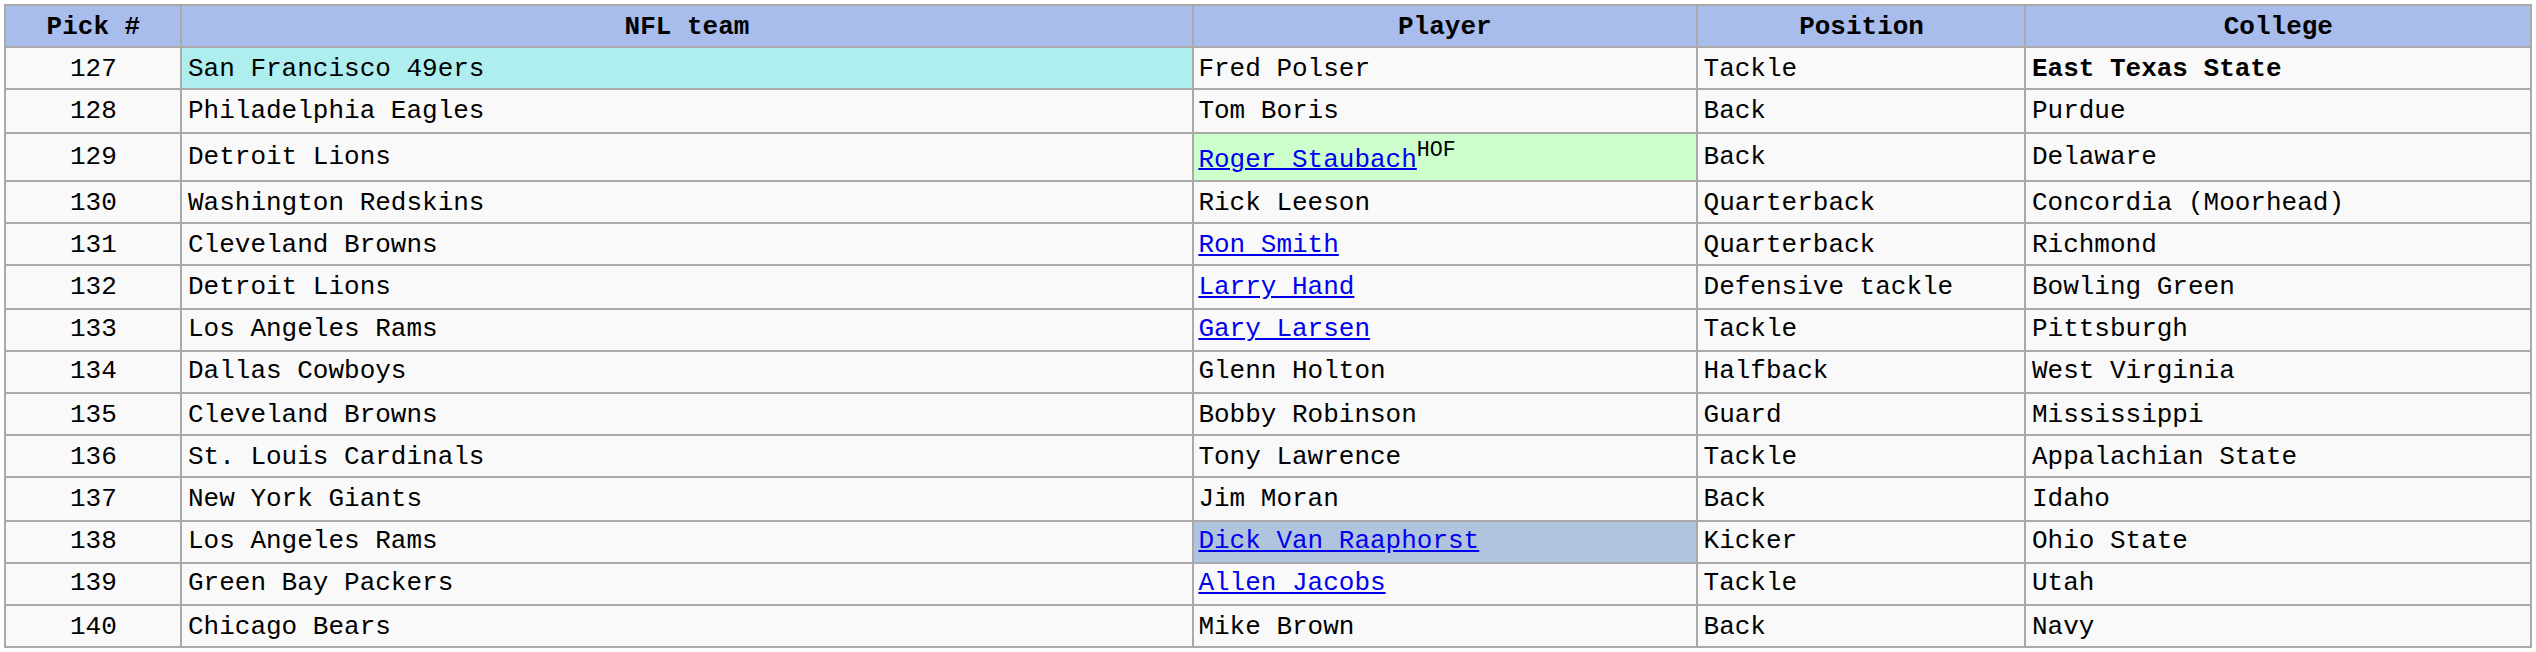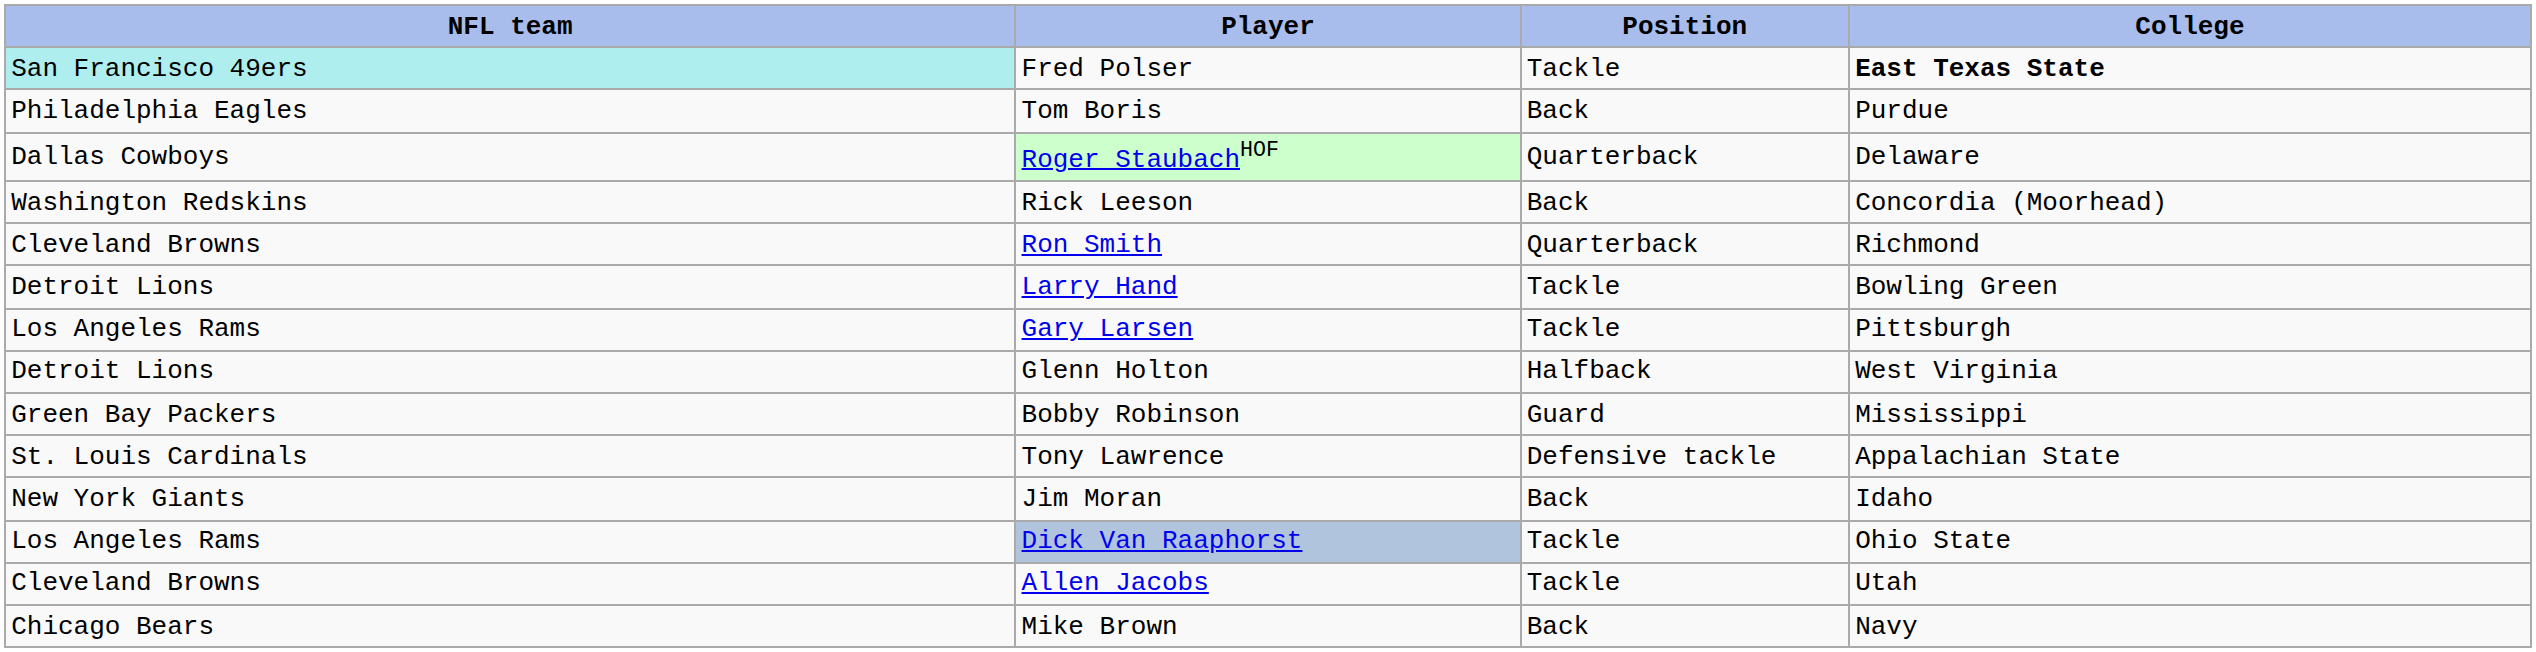- column: (93, 26)
(289, 157) Detroit Lions -> (120, 157) Dallas Cowboys
(1735, 157) Back -> (1613, 157) Quarterback
(1789, 202) Quarterback -> (1558, 202) Back
(1828, 287) Defensive tackle -> (1574, 287) Tackle
(297, 372) Dallas Cowboys -> (113, 372) Detroit Lions
(313, 414) Cleveland Browns -> (144, 414) Green Bay Packers
(1750, 457) Tackle -> (1652, 457) Defensive tackle
(1750, 541) Kicker -> (1574, 541) Tackle
(321, 584) Green Bay Packers -> (136, 584) Cleveland Browns
